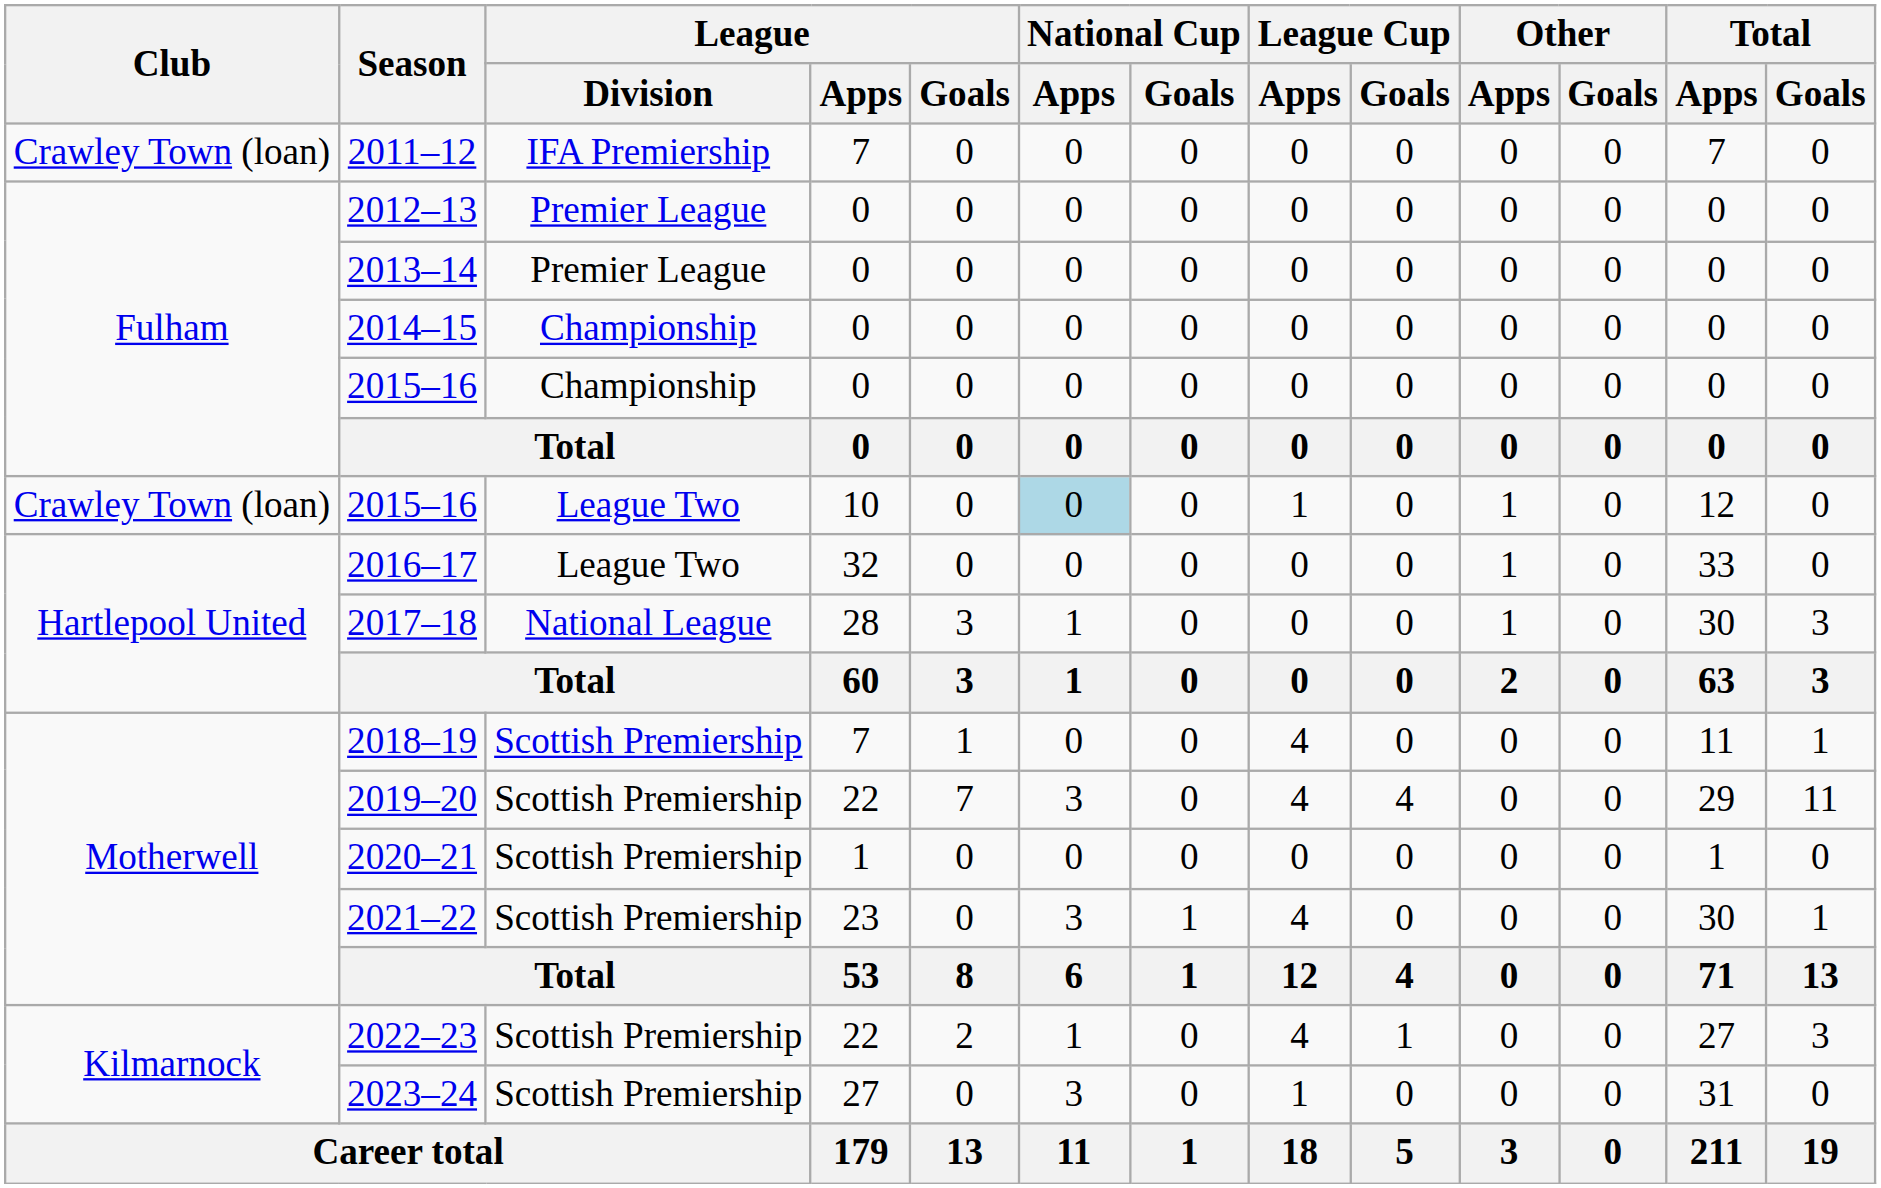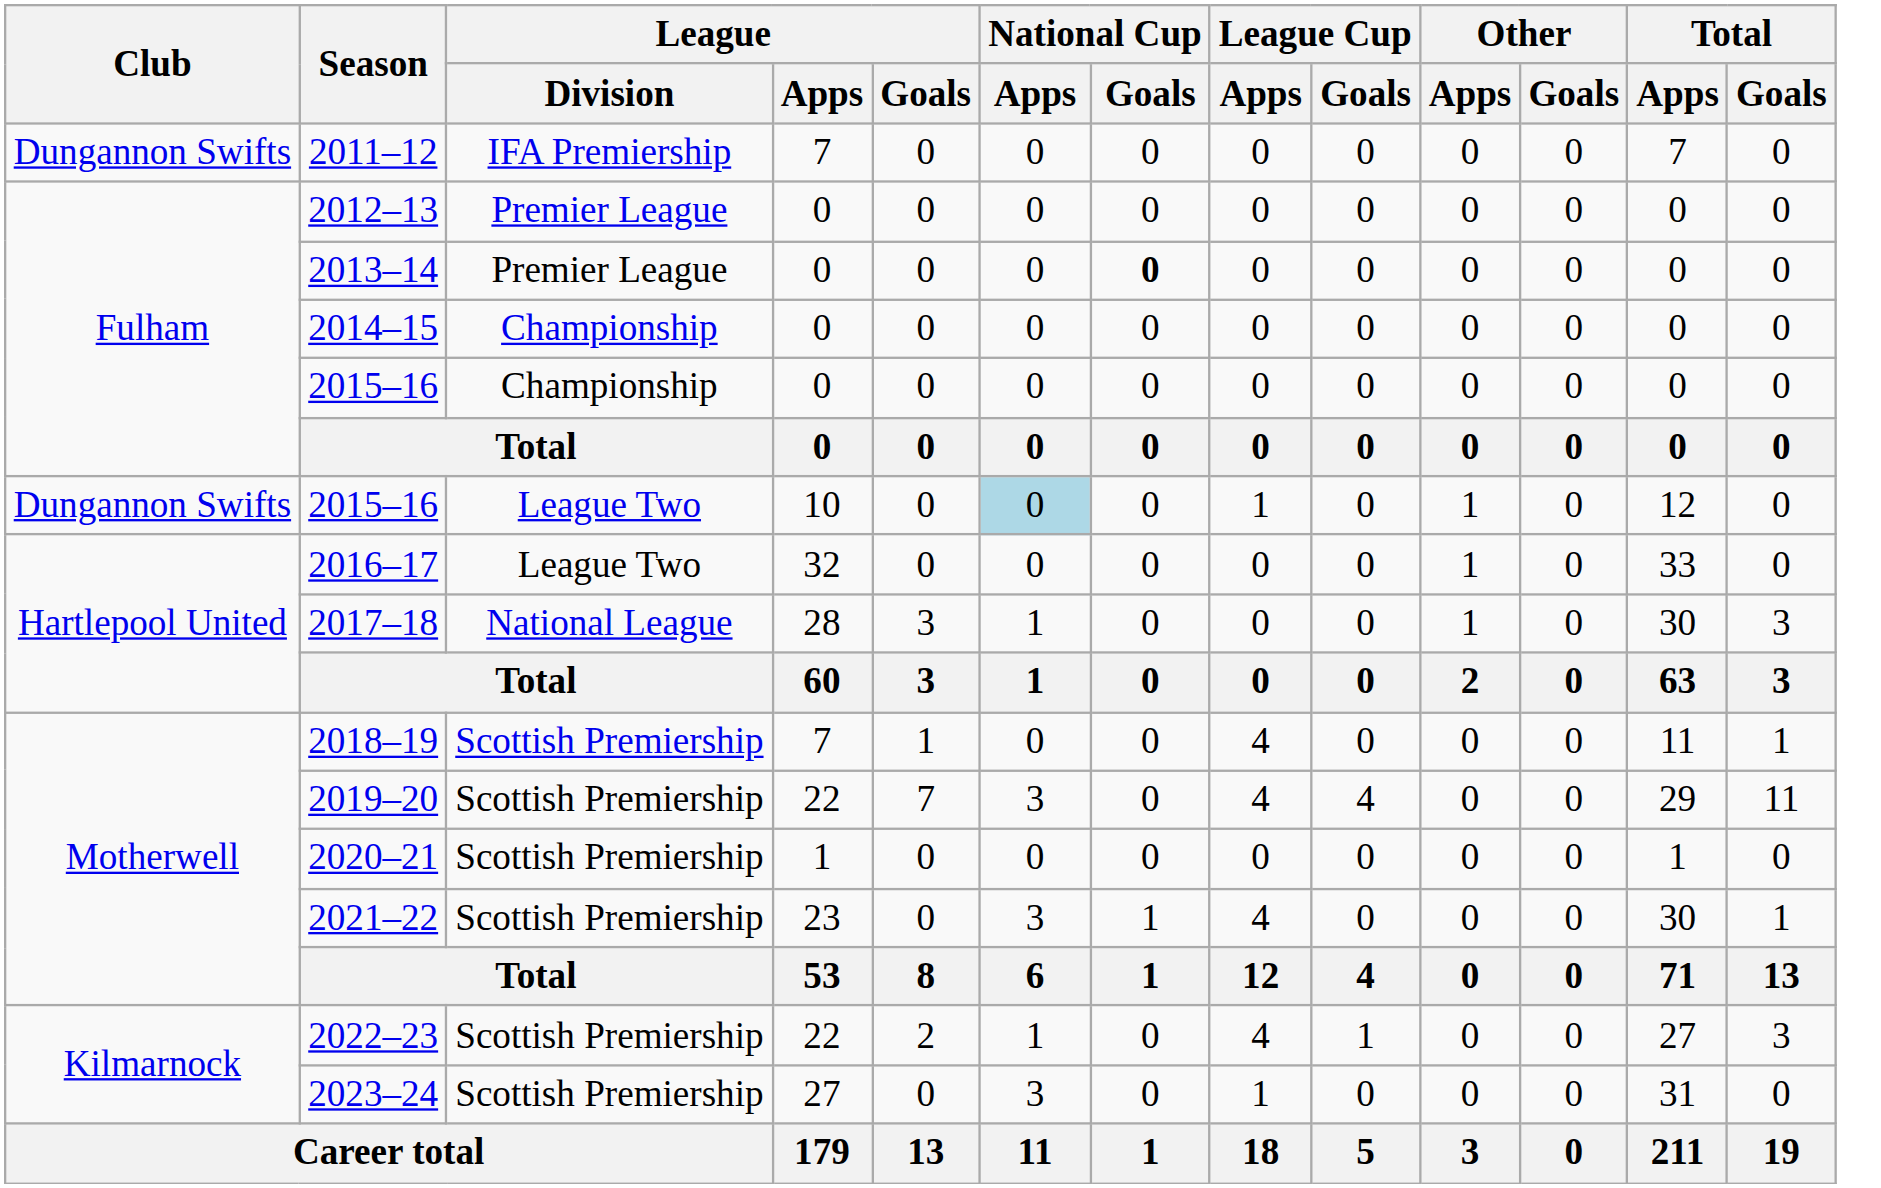(172, 151) Crawley Town (loan) -> (152, 151) Dungannon Swifts
(1189, 269) normal -> (1150, 269) bold
(172, 504) Crawley Town (loan) -> (152, 504) Dungannon Swifts
